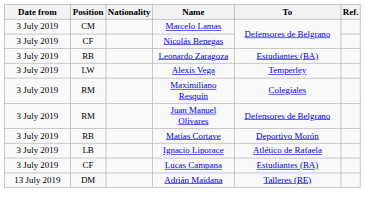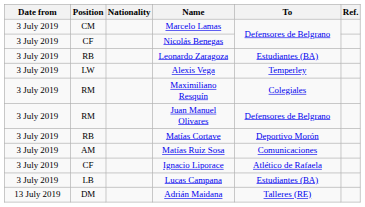+ row: (193, 151)
(88, 151) LB -> (88, 165) CF
(88, 165) CF -> (88, 180) LB
